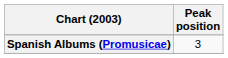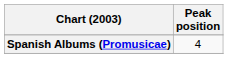(198, 44) 3 -> (198, 44) 4
